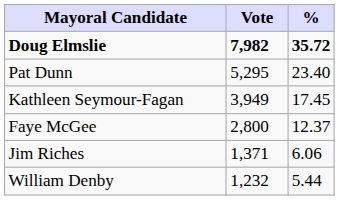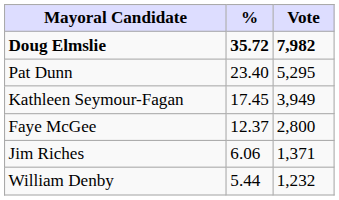columns swapped: (257, 18) <-> (311, 18)
